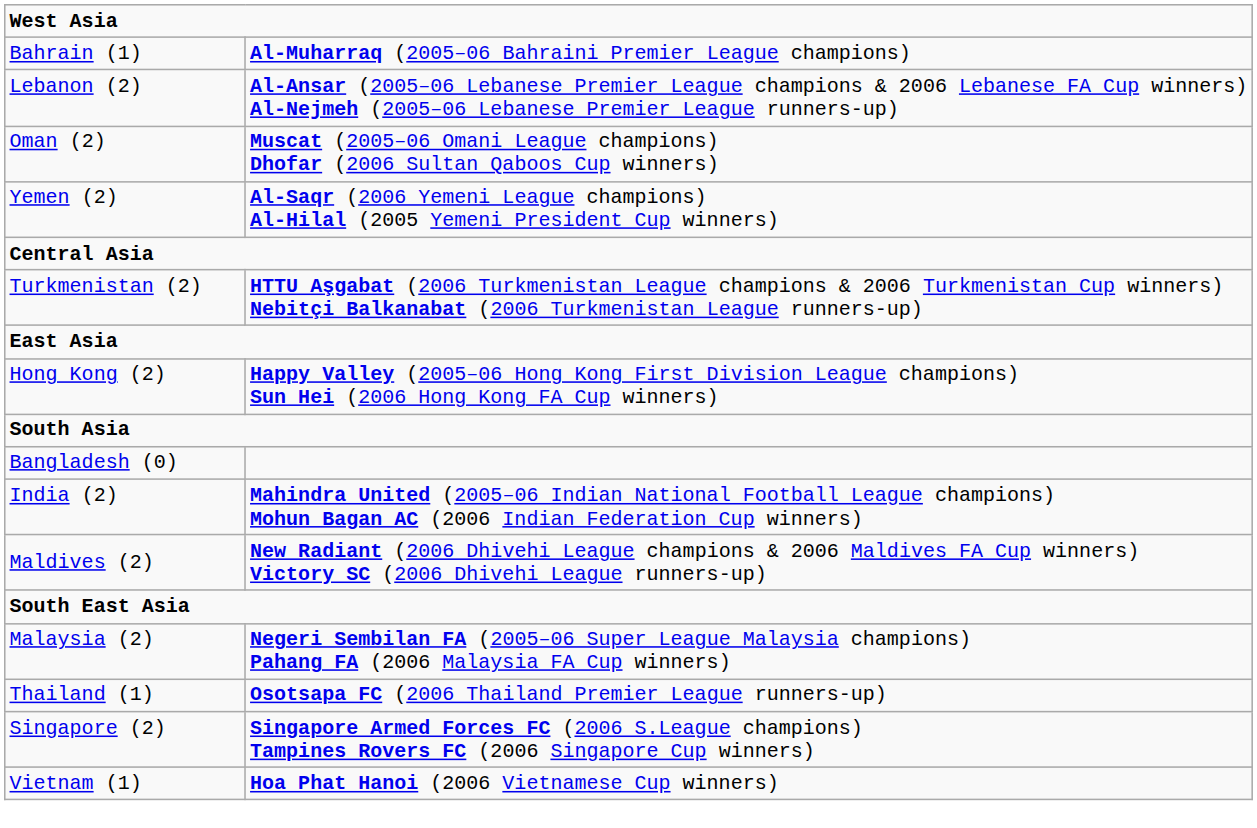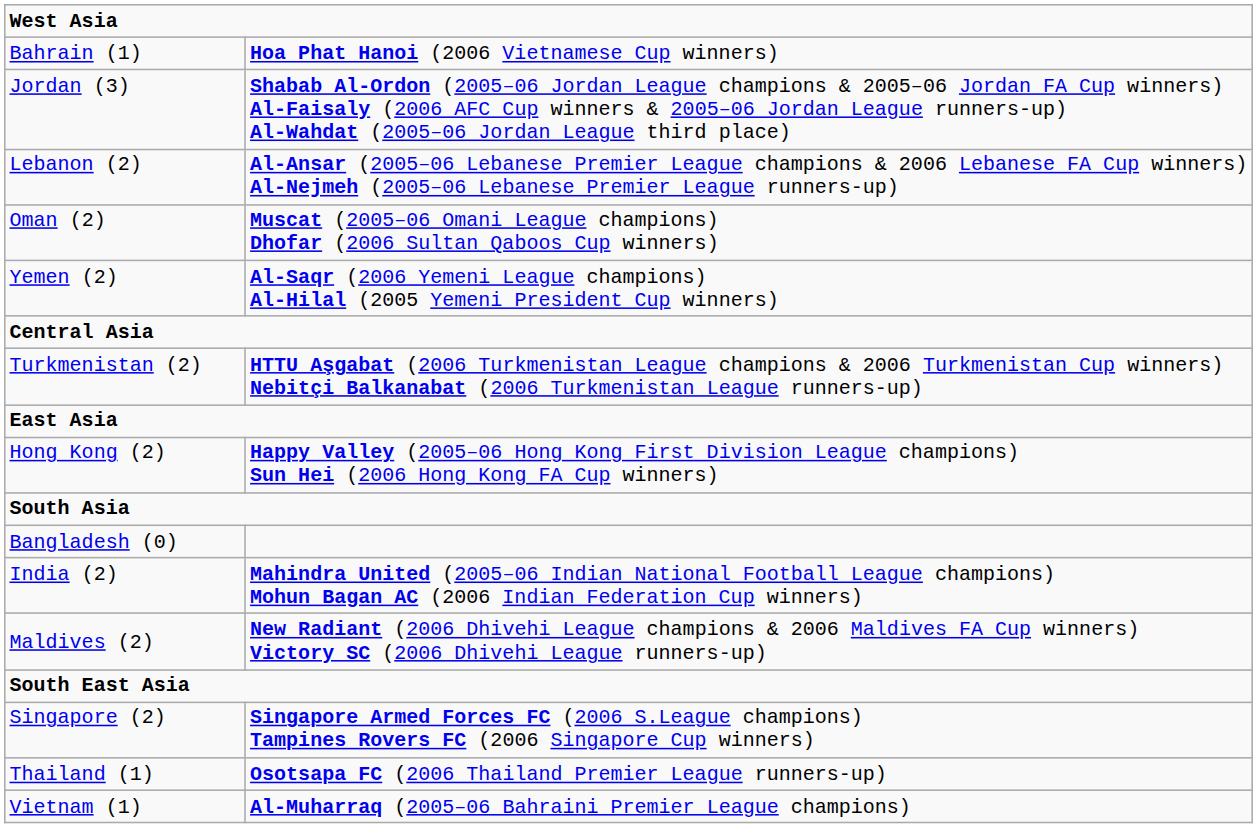(580, 54) Al-Muharraq (2005–06 Bahraini Premier League champions) -> (514, 54) Hoa Phat Hanoi (2006 Vietnamese Cup winners)
+ row: (70, 86)
- row: (82, 640)
rows swapped: (88, 728) <-> (82, 695)
(514, 784) Hoa Phat Hanoi (2006 Vietnamese Cup winners) -> (580, 807) Al-Muharraq (2005–06 Bahraini Premier League champions)
